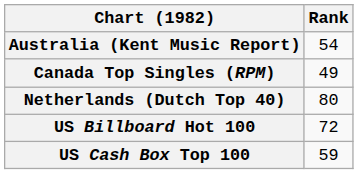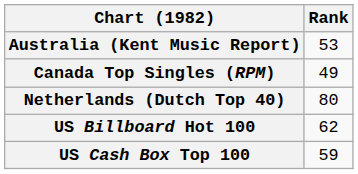(329, 46) 54 -> (329, 46) 53
(329, 128) 72 -> (329, 128) 62
